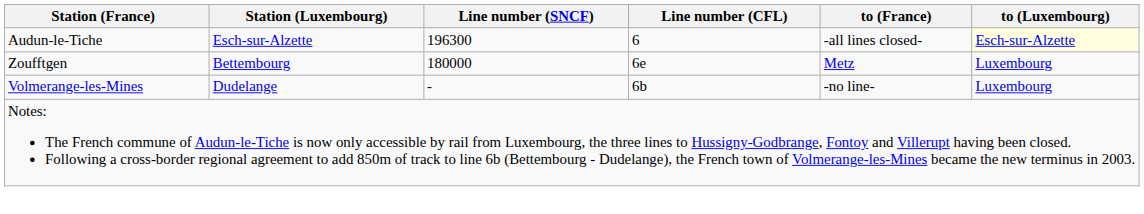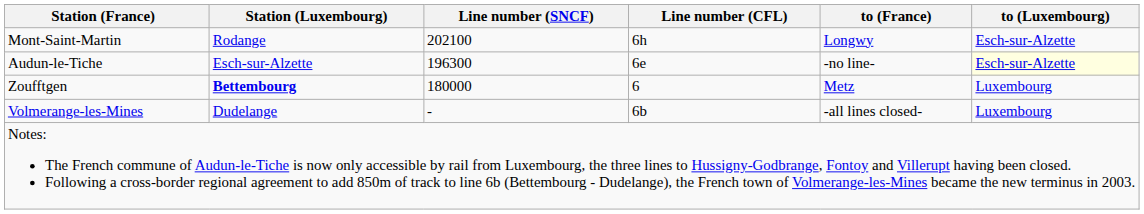+ row: (65, 39)
(636, 39) 6 -> (639, 63) 6e
(873, 39) -all lines closed- -> (849, 63) -no line-
(251, 63) normal -> (255, 87) bold
(639, 63) 6e -> (636, 87) 6
(849, 87) -no line- -> (873, 110) -all lines closed-
